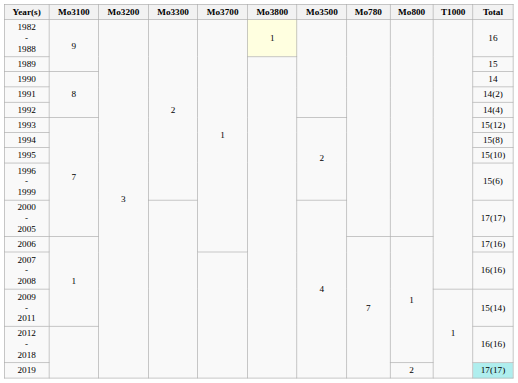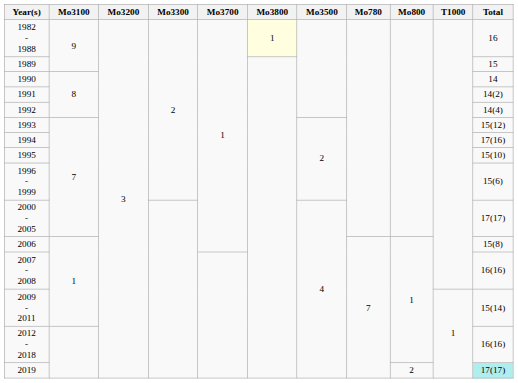(493, 140) 15(8) -> (493, 140) 17(16)
(493, 244) 17(16) -> (493, 244) 15(8)
